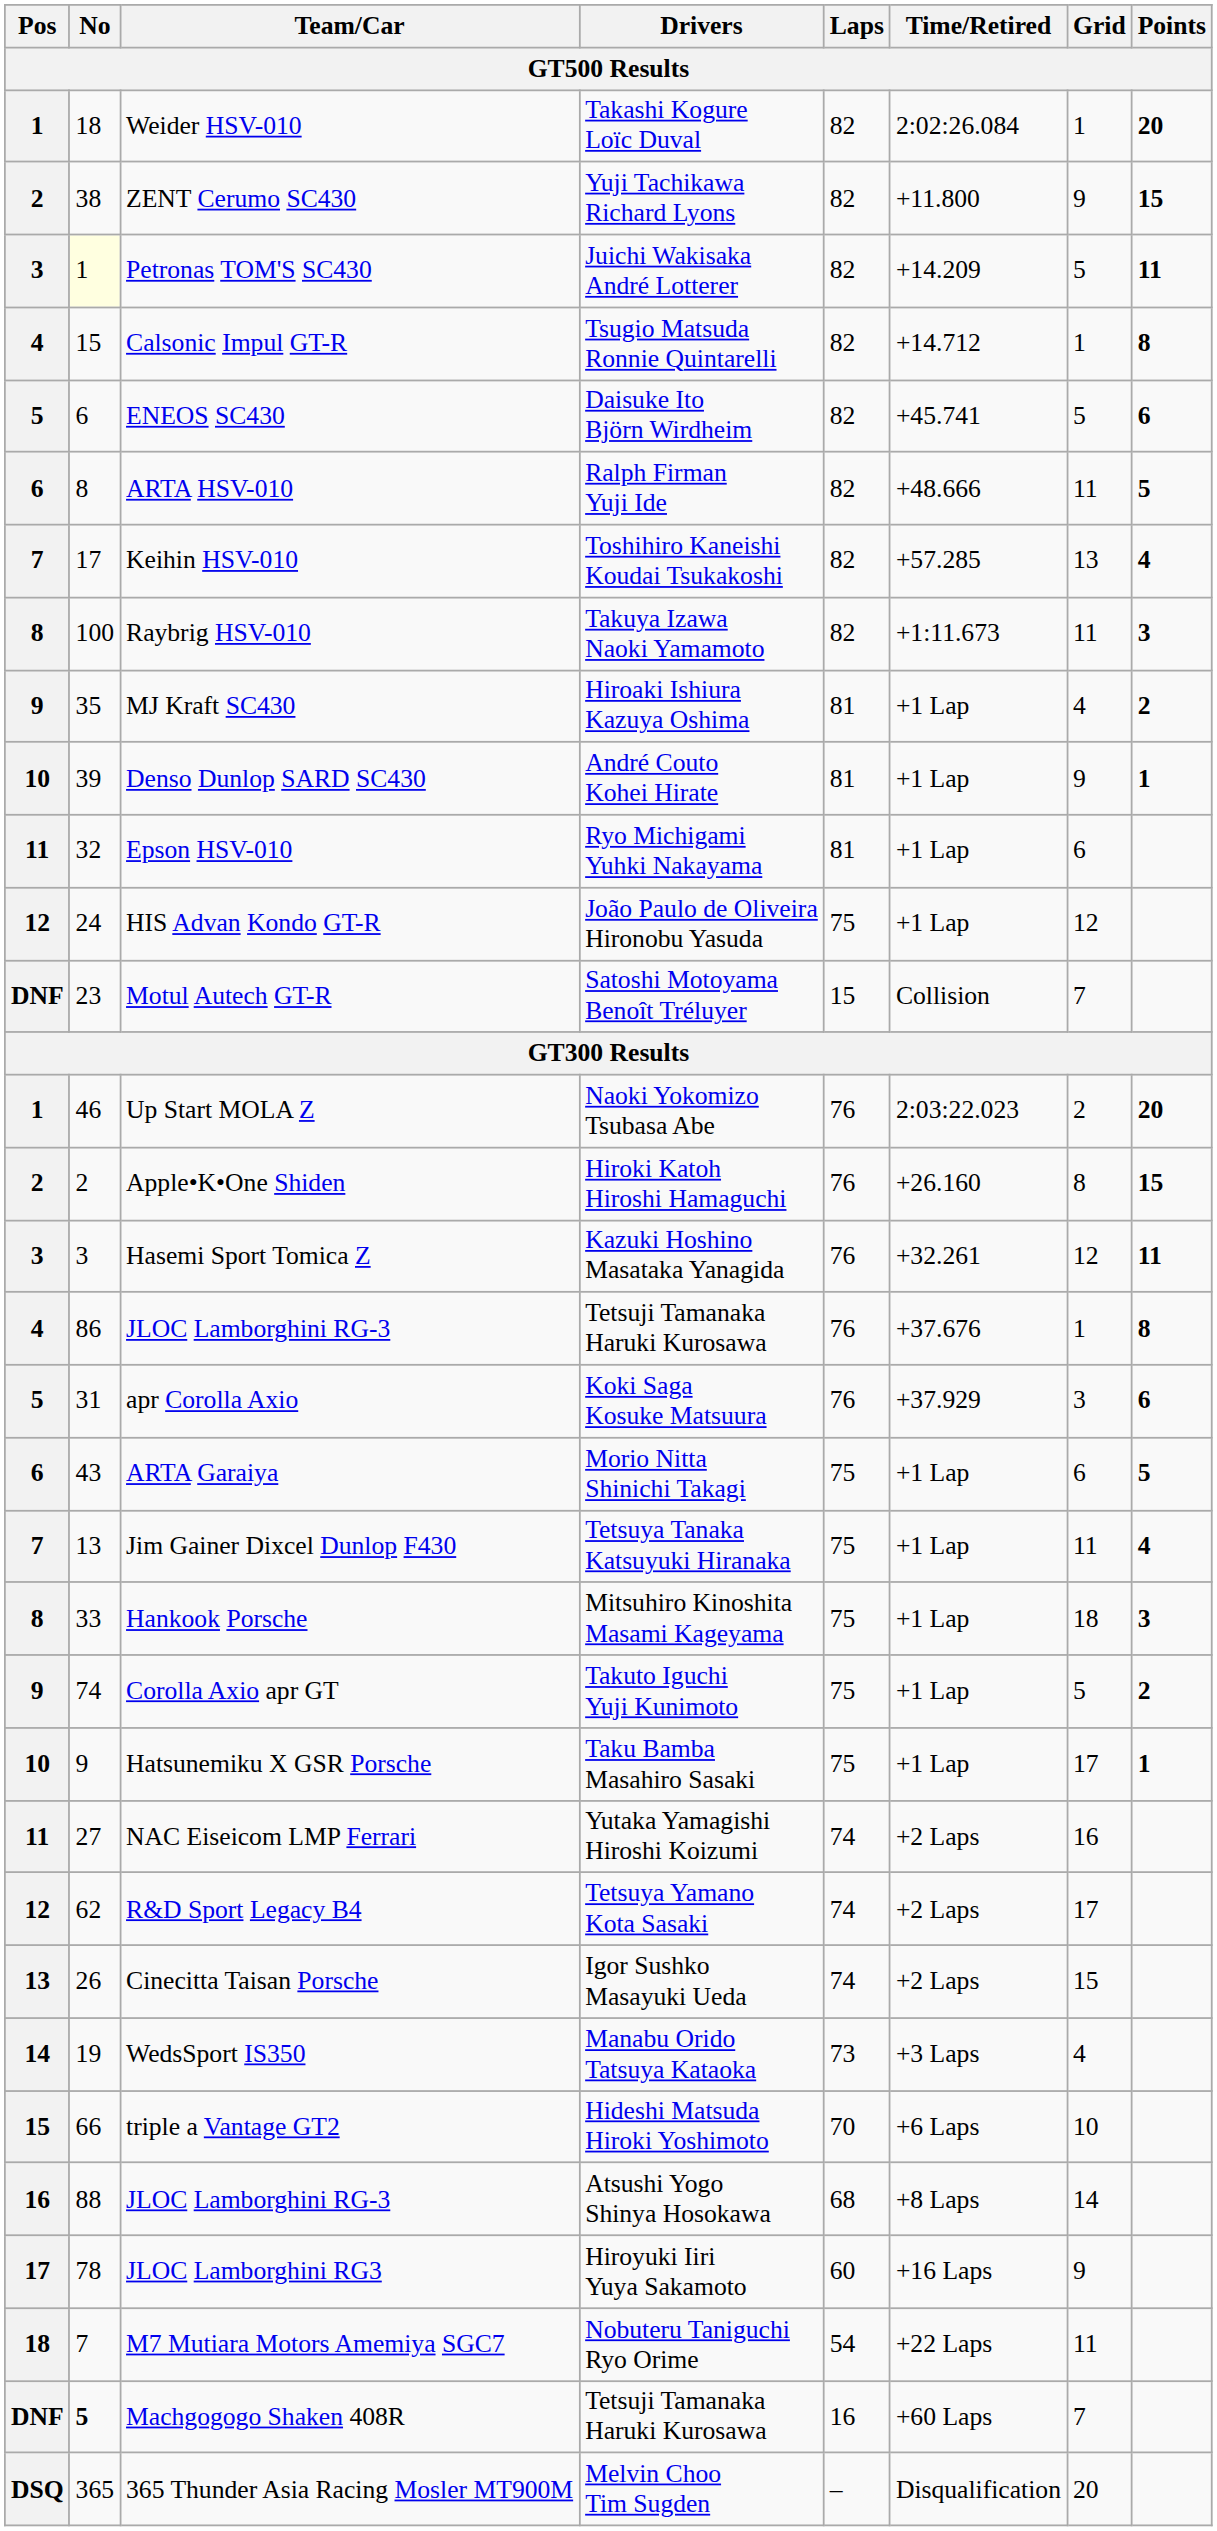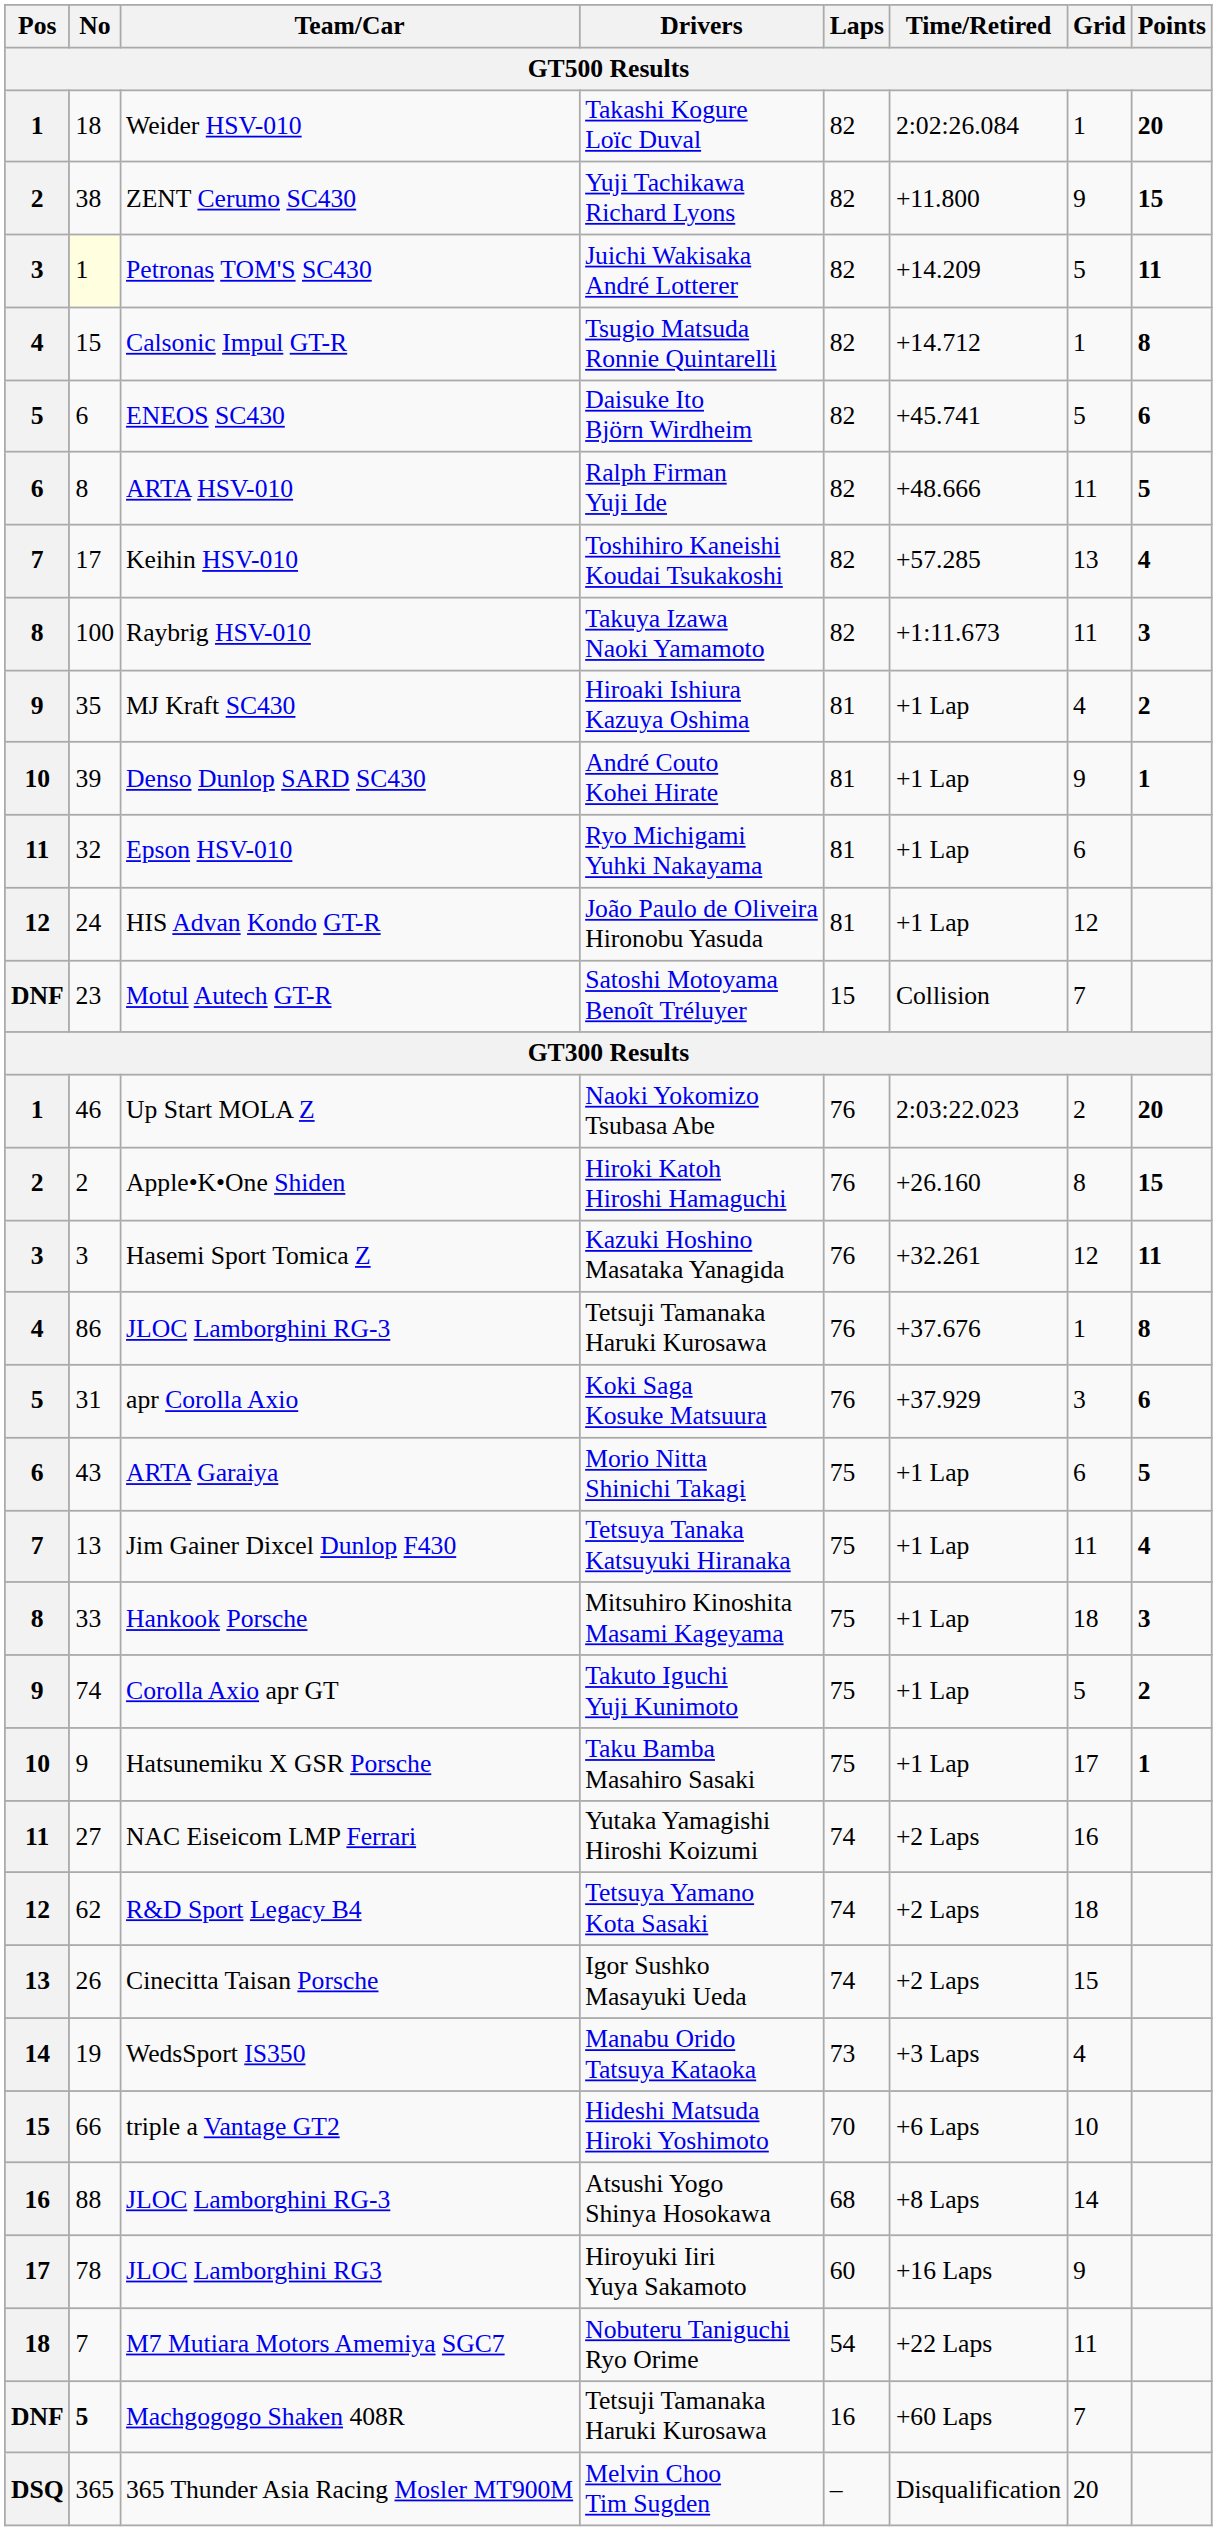(843, 923) 75 -> (843, 923) 81
(1086, 1908) 17 -> (1086, 1908) 18
